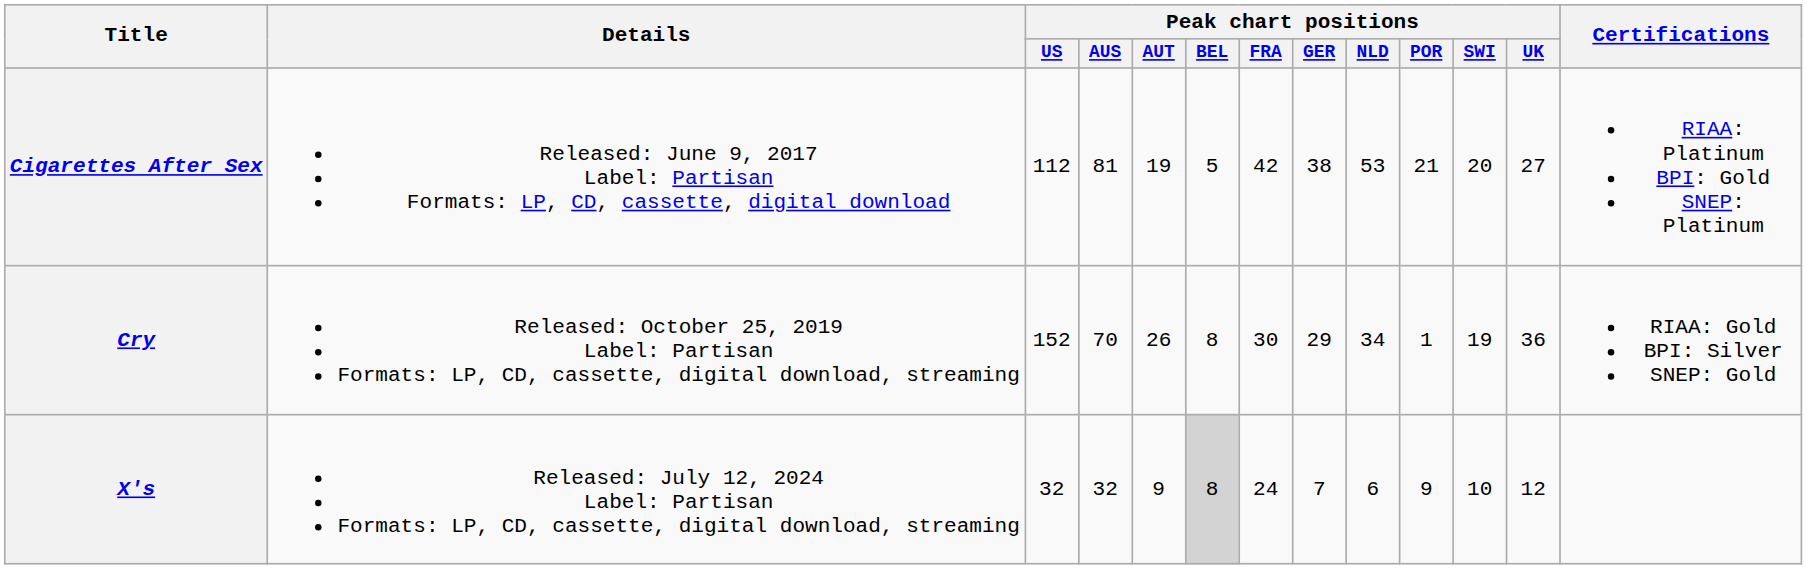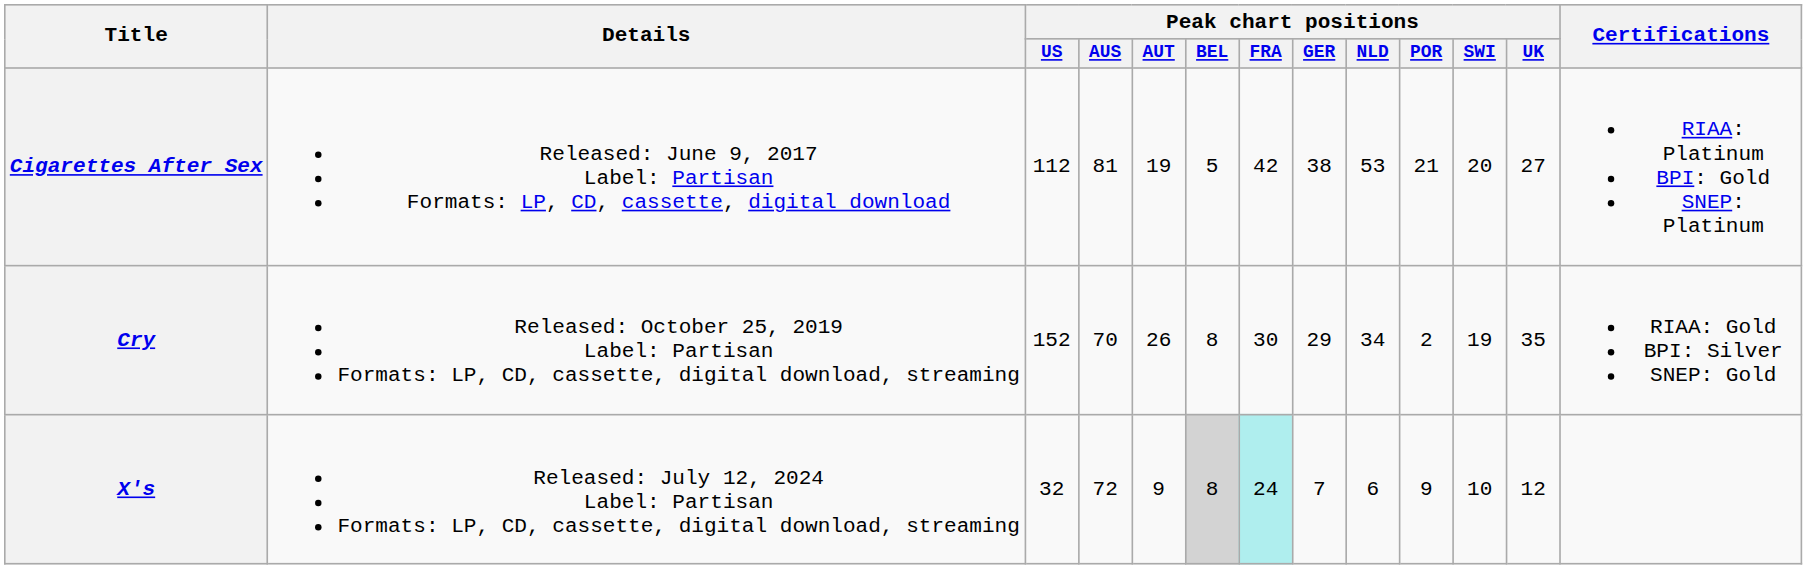(1426, 340) 1 -> (1426, 340) 2
(1533, 340) 36 -> (1533, 340) 35
(1105, 489) 32 -> (1105, 489) 72
(1266, 489) no background -> (1266, 489) paleturquoise background
